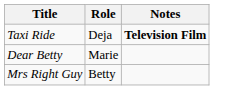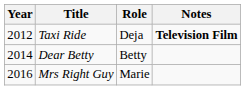+ column: (20, 14)
(103, 54) Marie -> (133, 54) Betty
(102, 74) Betty -> (134, 74) Marie
